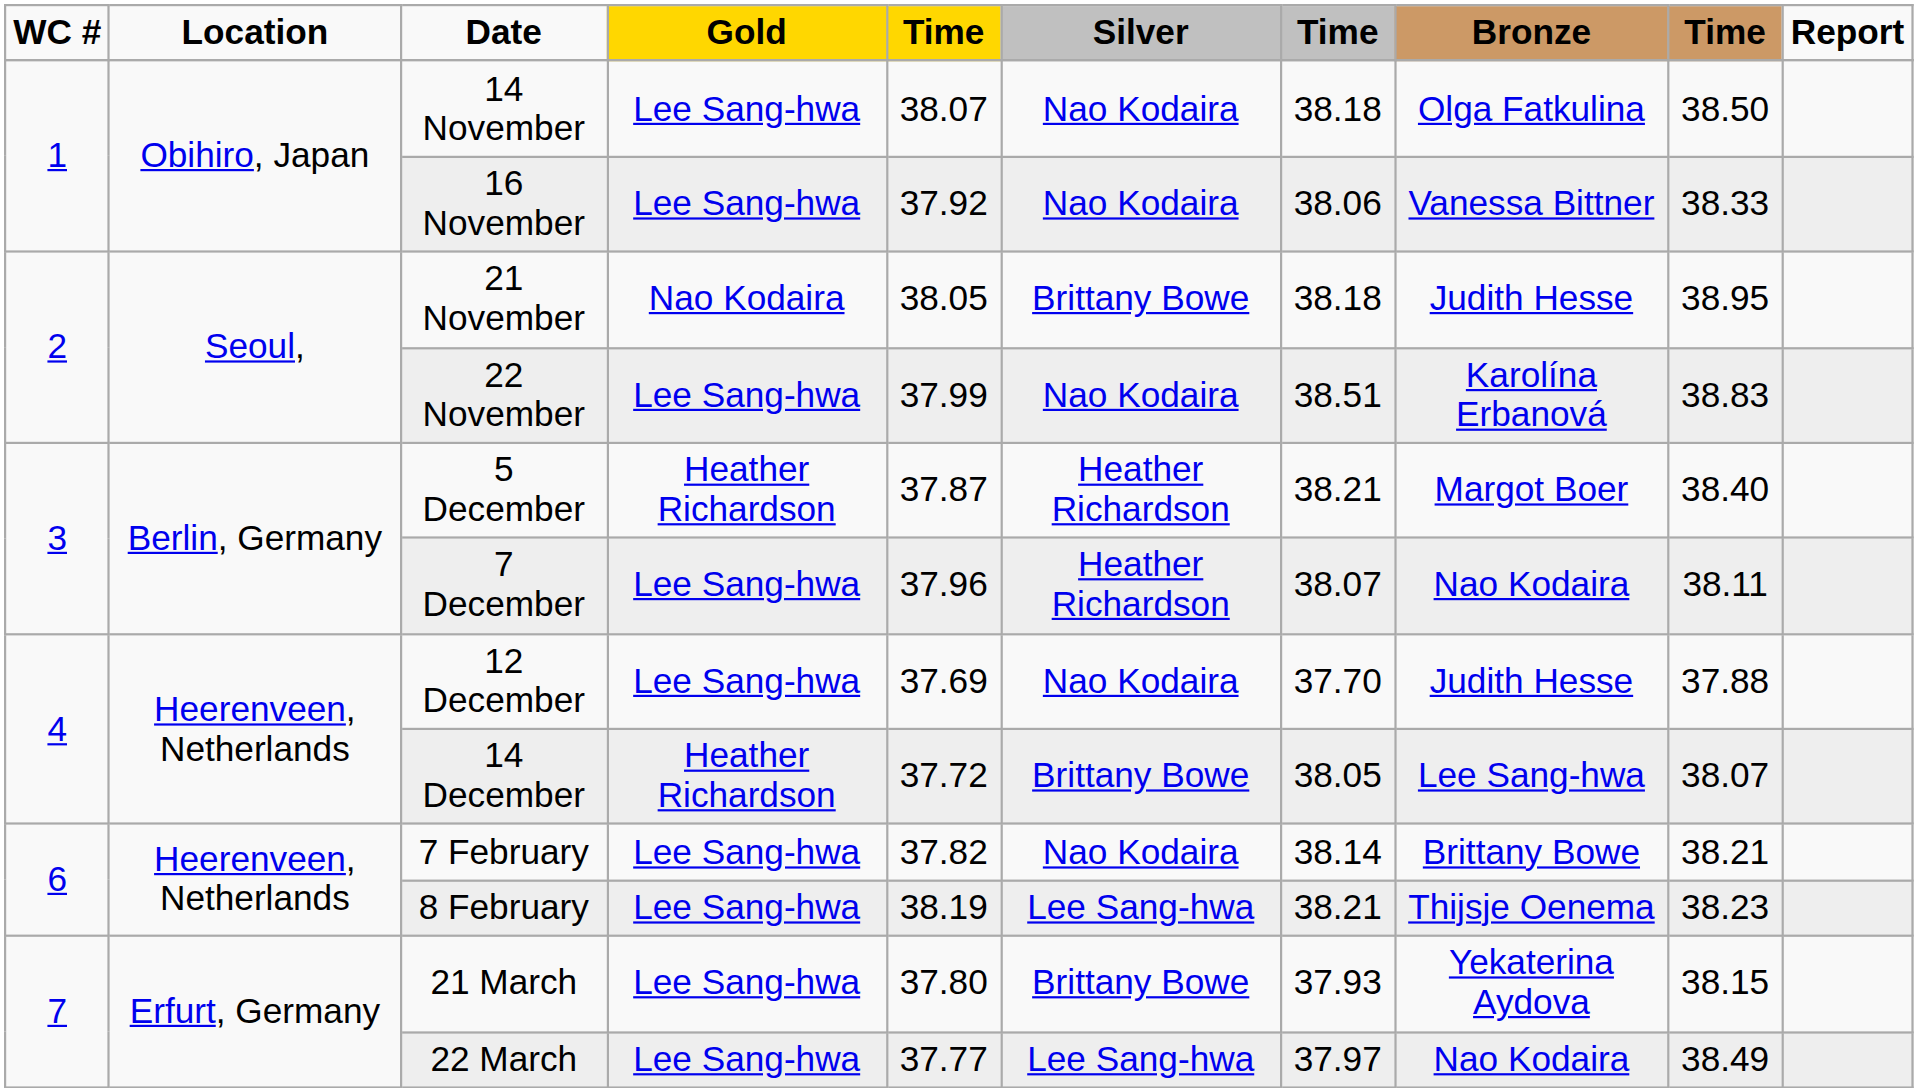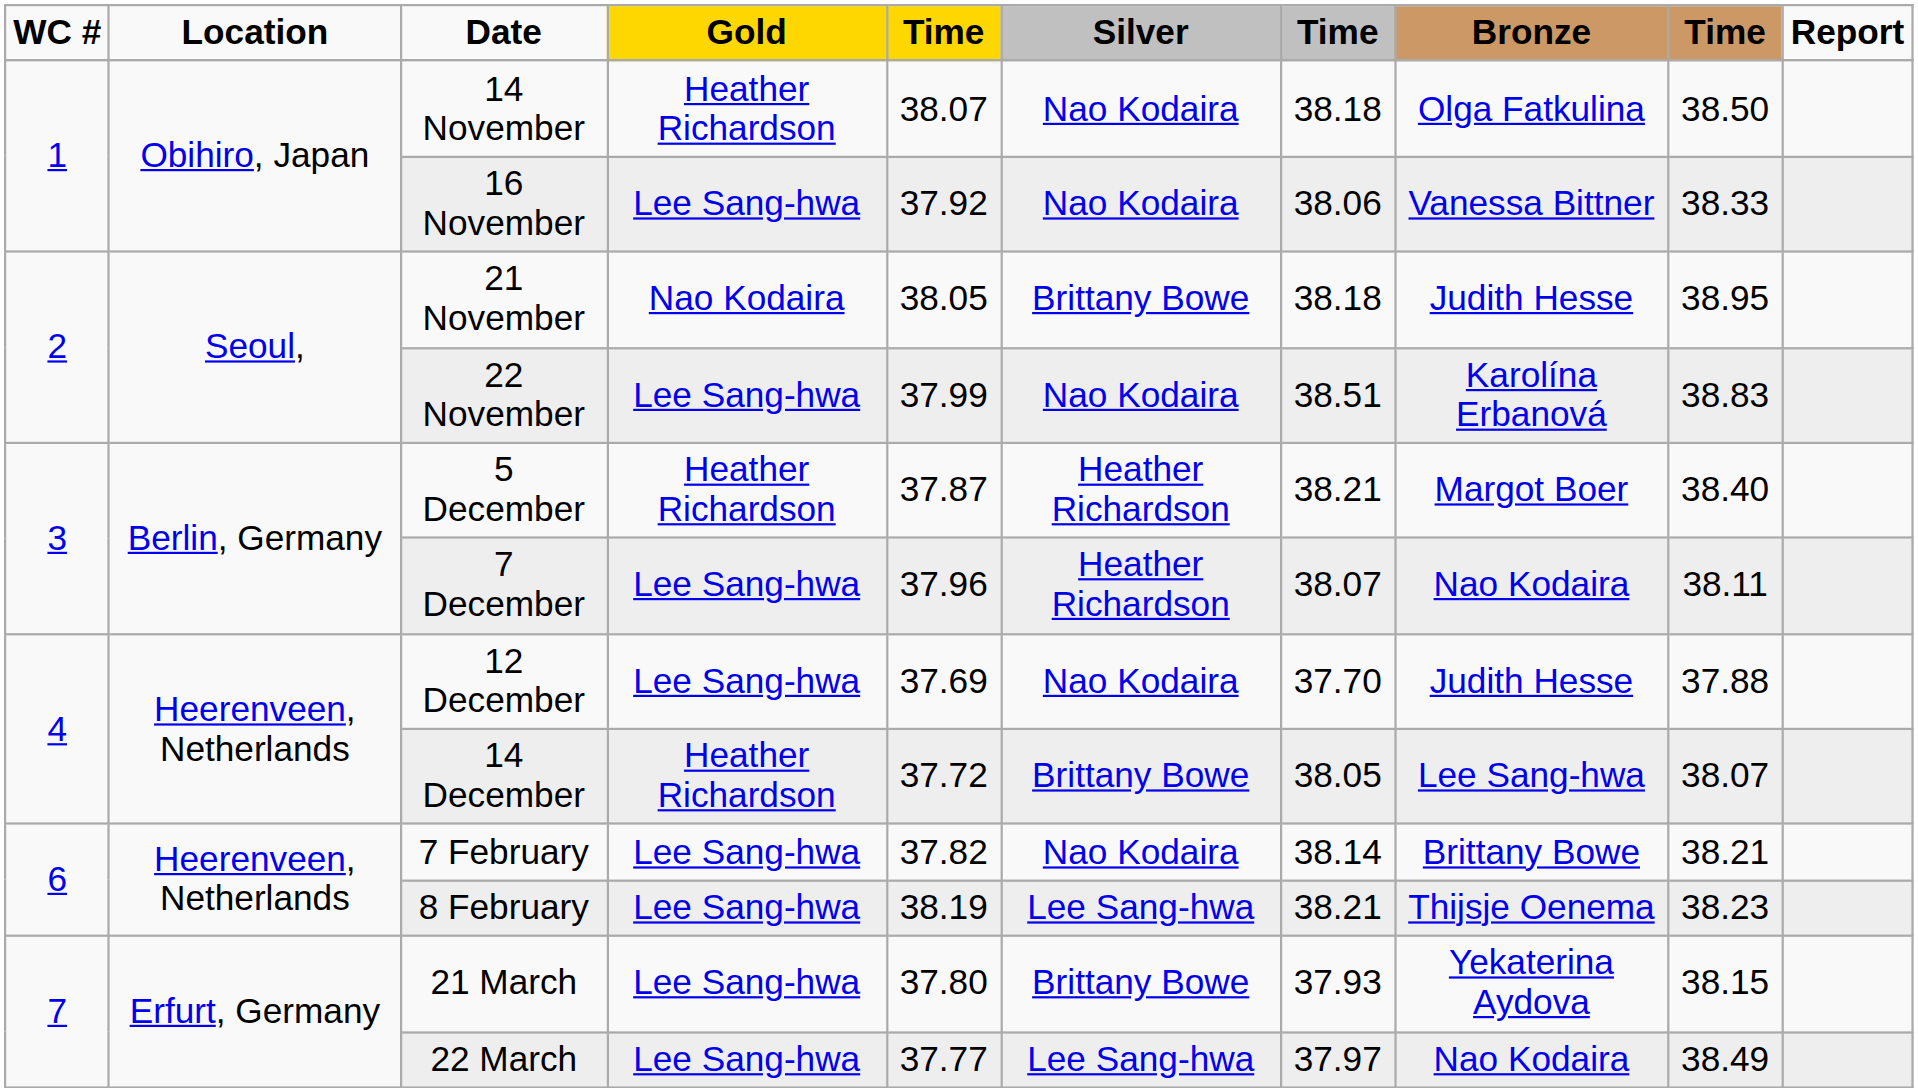(747, 108) Lee Sang-hwa -> (747, 108) Heather Richardson
